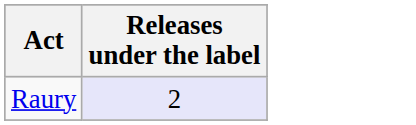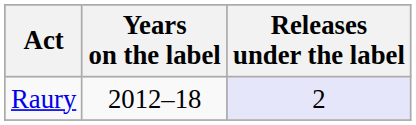+ column: (155, 40)
